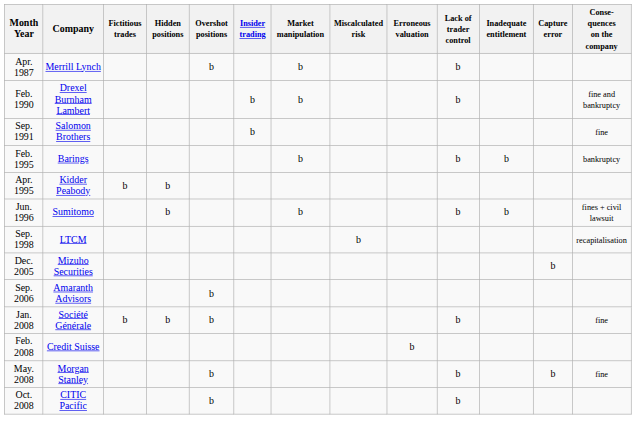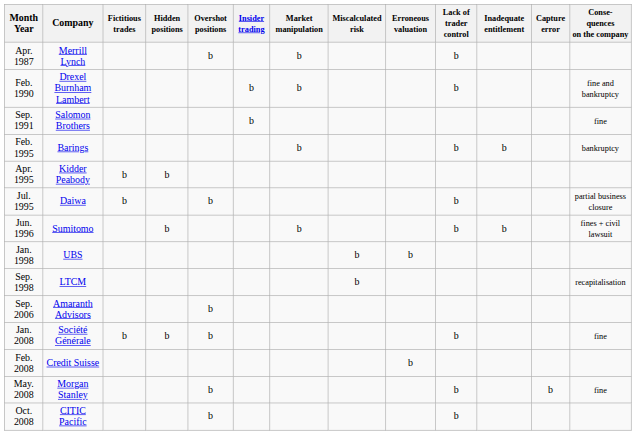+ row: (24, 201)
+ row: (24, 255)
- row: (24, 266)
